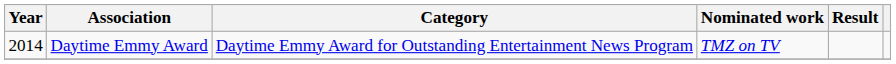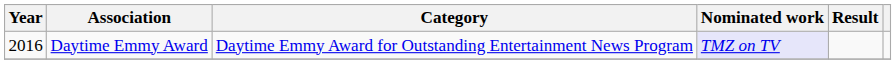(26, 45) 2014 -> (26, 45) 2016
(740, 45) no background -> (740, 45) lavender background
